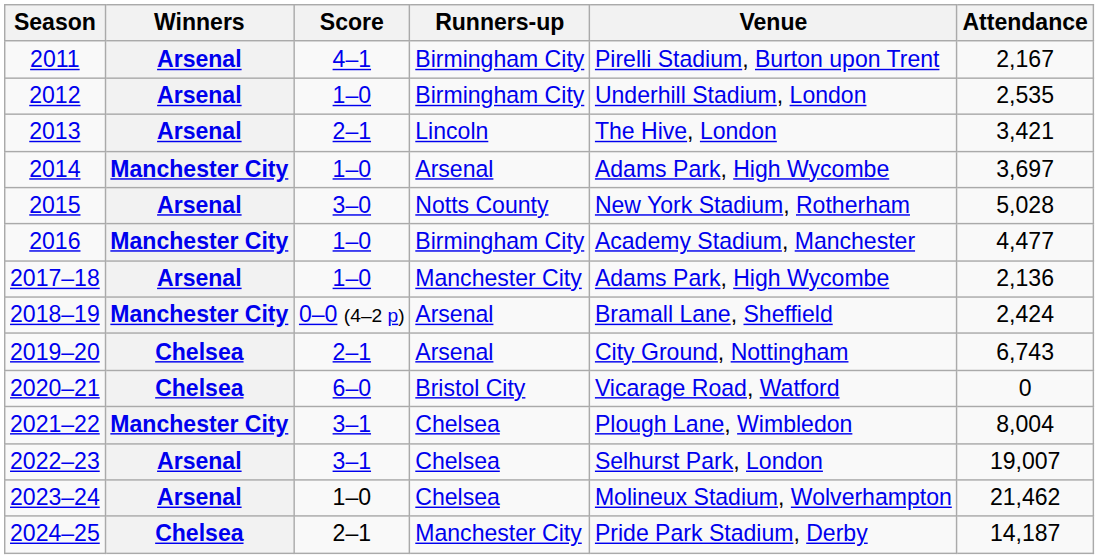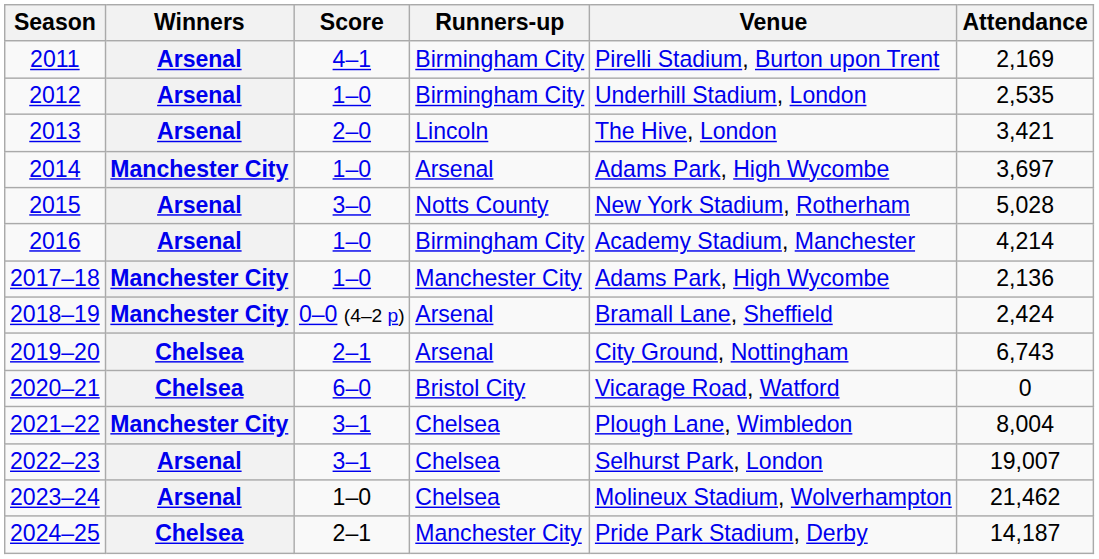(1025, 59) 2,167 -> (1025, 59) 2,169
(352, 132) 2–1 -> (352, 132) 2–0
(199, 242) Manchester City -> (199, 242) Arsenal
(1025, 242) 4,477 -> (1025, 242) 4,214
(199, 278) Arsenal -> (199, 278) Manchester City
